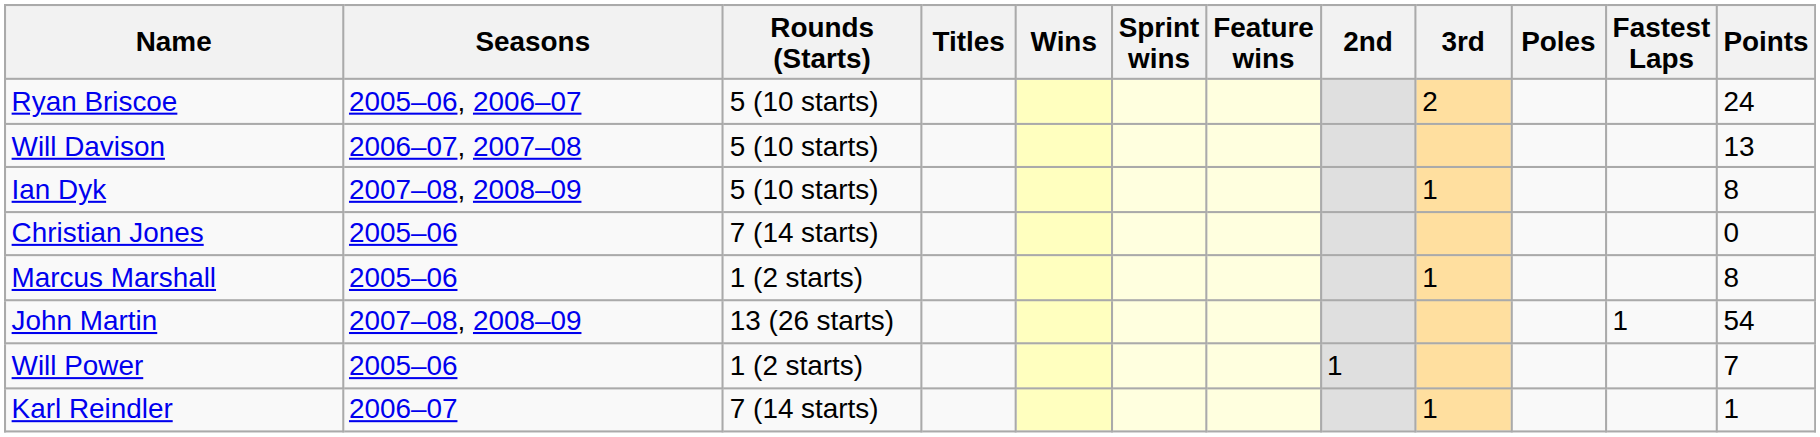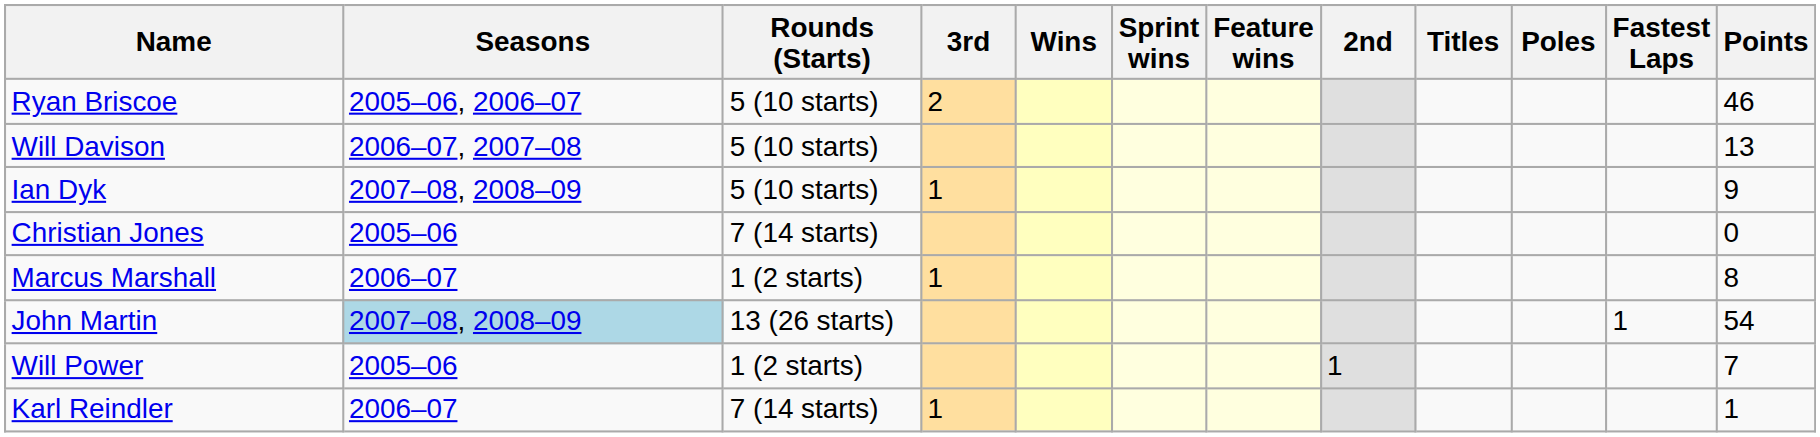columns swapped: (969, 42) <-> (1463, 42)
(1739, 101) 24 -> (1739, 101) 46
(1731, 189) 8 -> (1731, 189) 9
(403, 277) 2005–06 -> (403, 277) 2006–07
(465, 321) no background -> (465, 321) lightblue background
